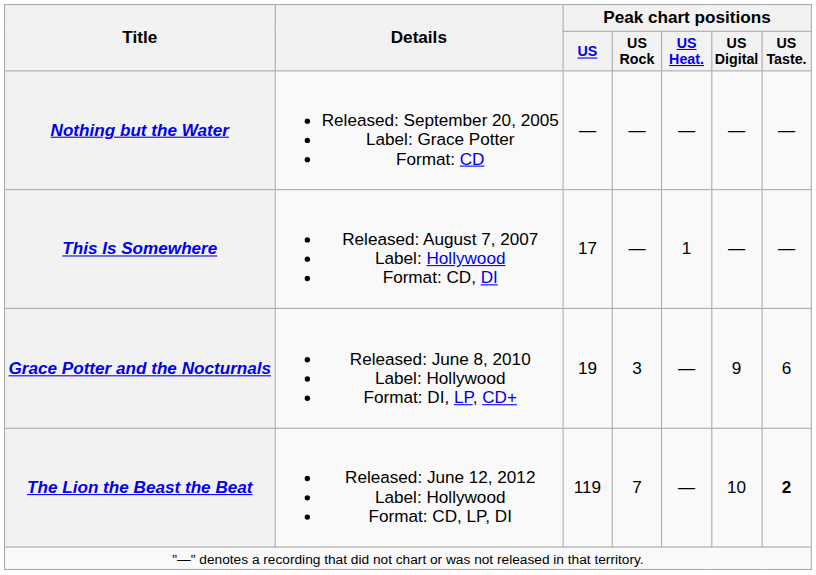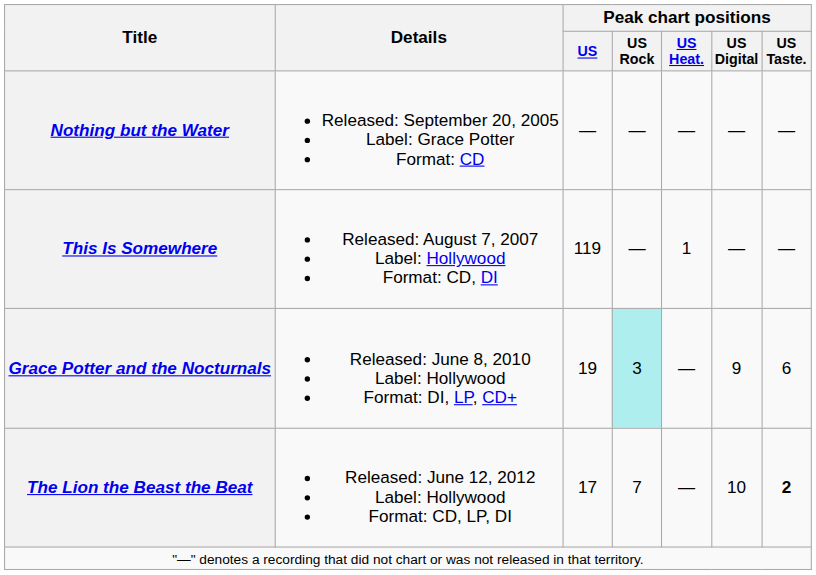(587, 249) 17 -> (587, 249) 119
(637, 368) no background -> (637, 368) paleturquoise background
(587, 487) 119 -> (587, 487) 17
